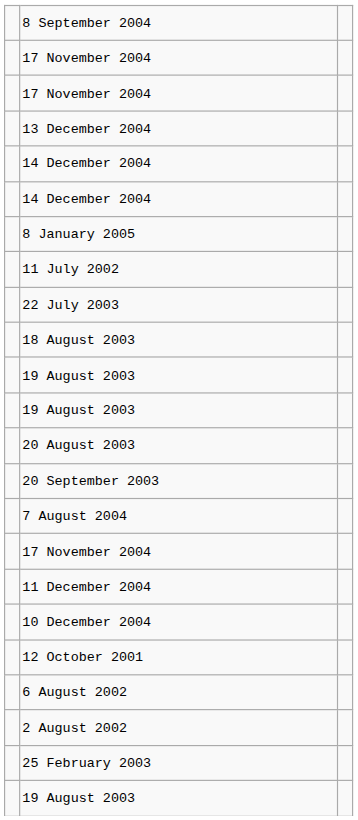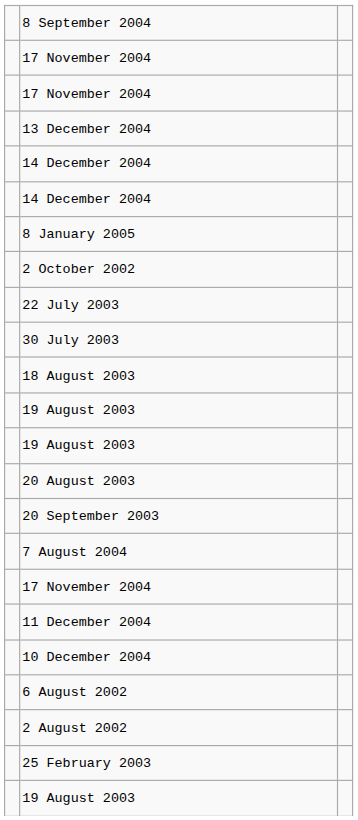- row: (12, 269)
+ row: (12, 269)
+ row: (12, 340)
- row: (12, 657)
